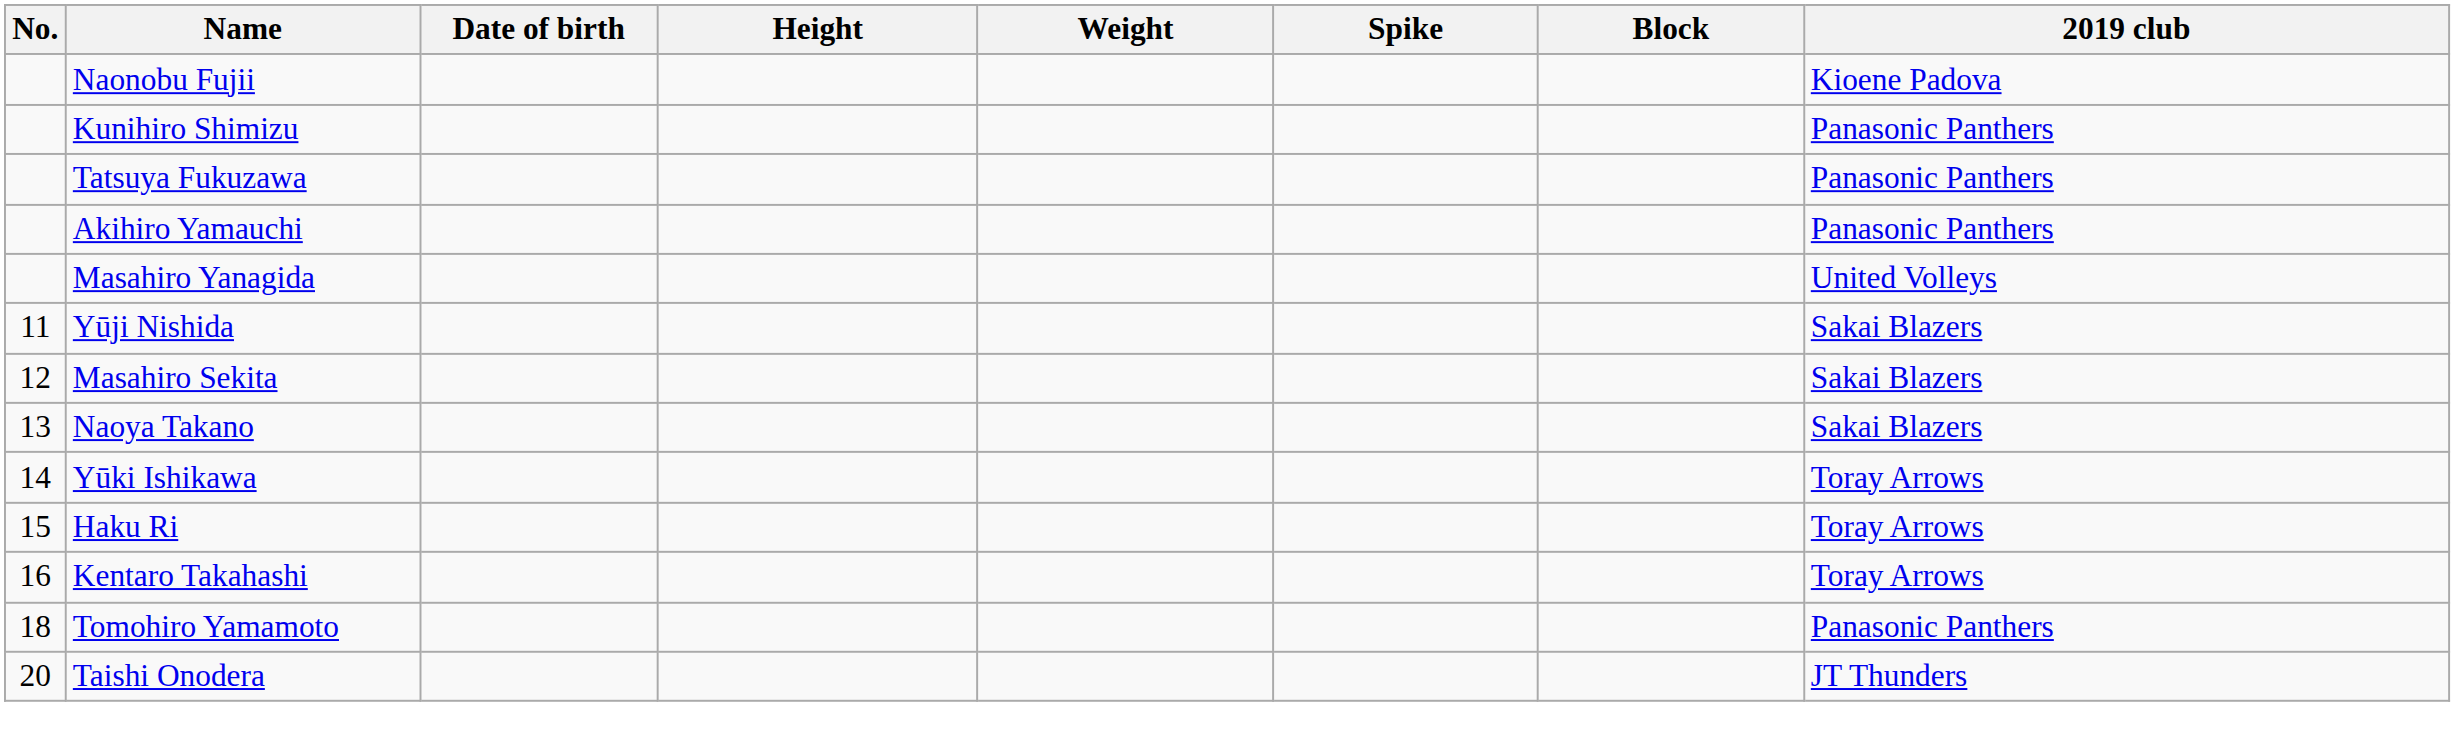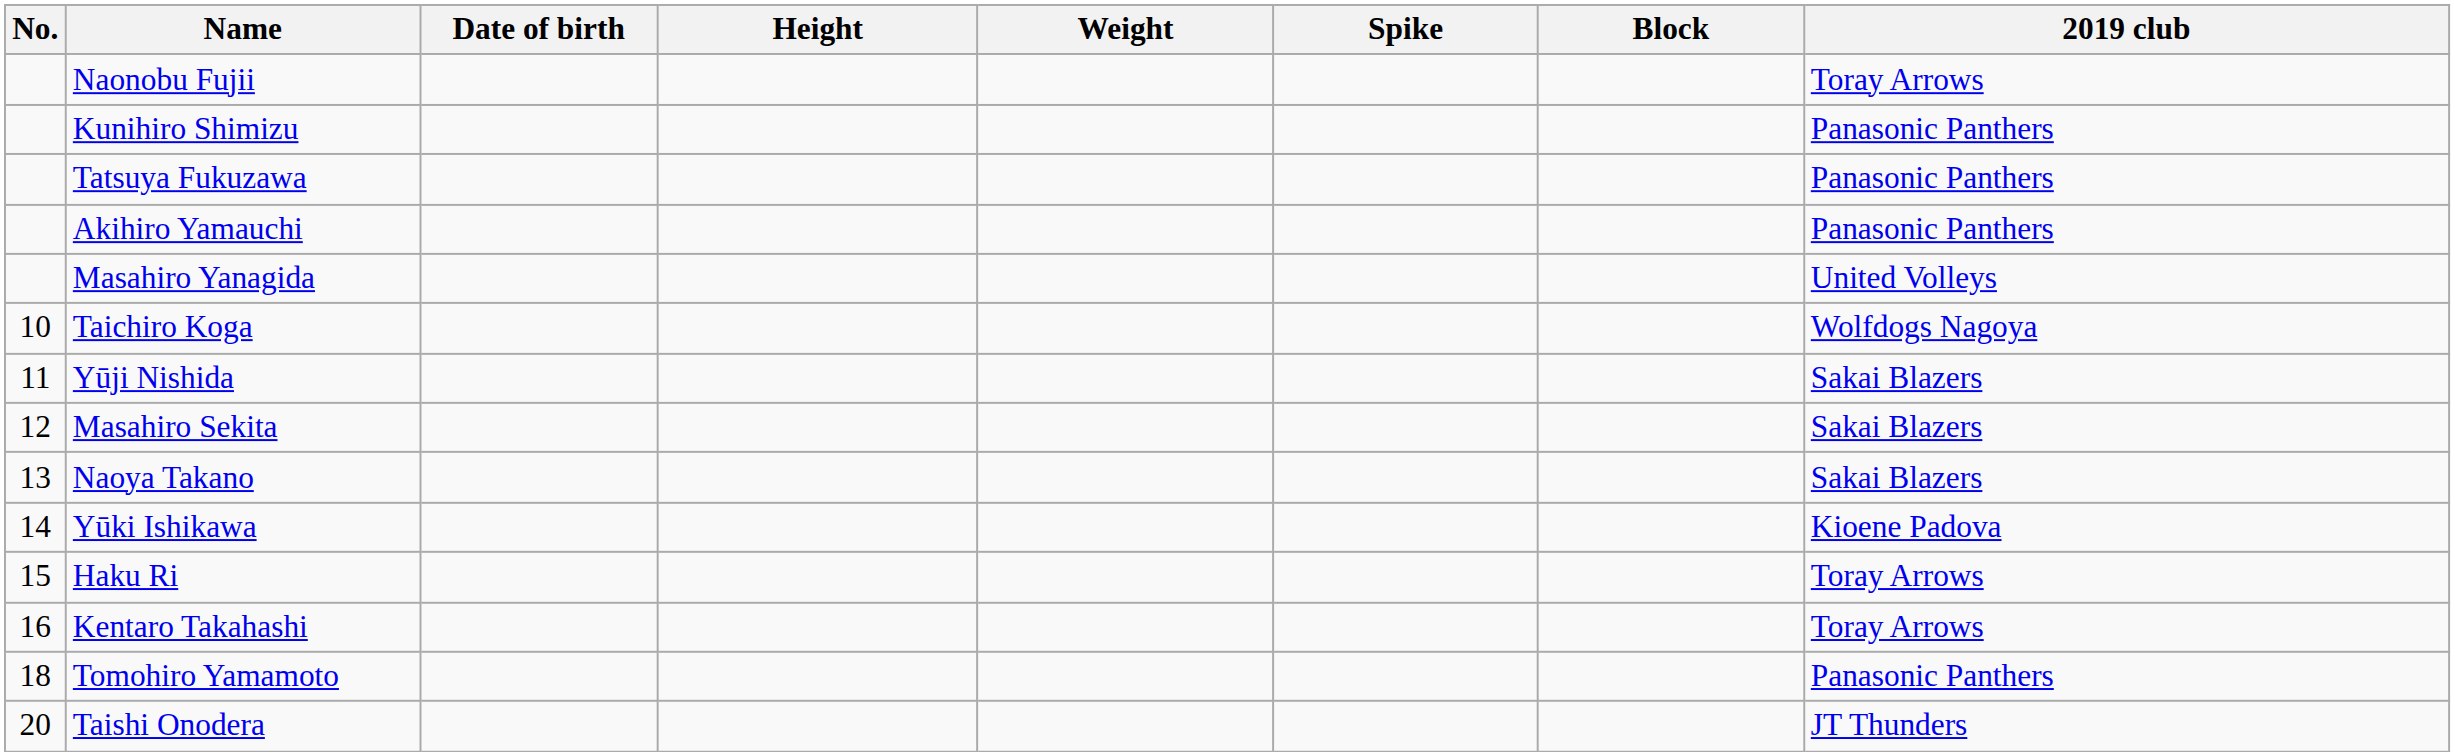(1906, 79) Kioene Padova -> (1897, 79) Toray Arrows
+ row: (163, 327)
(1897, 476) Toray Arrows -> (1906, 526) Kioene Padova
